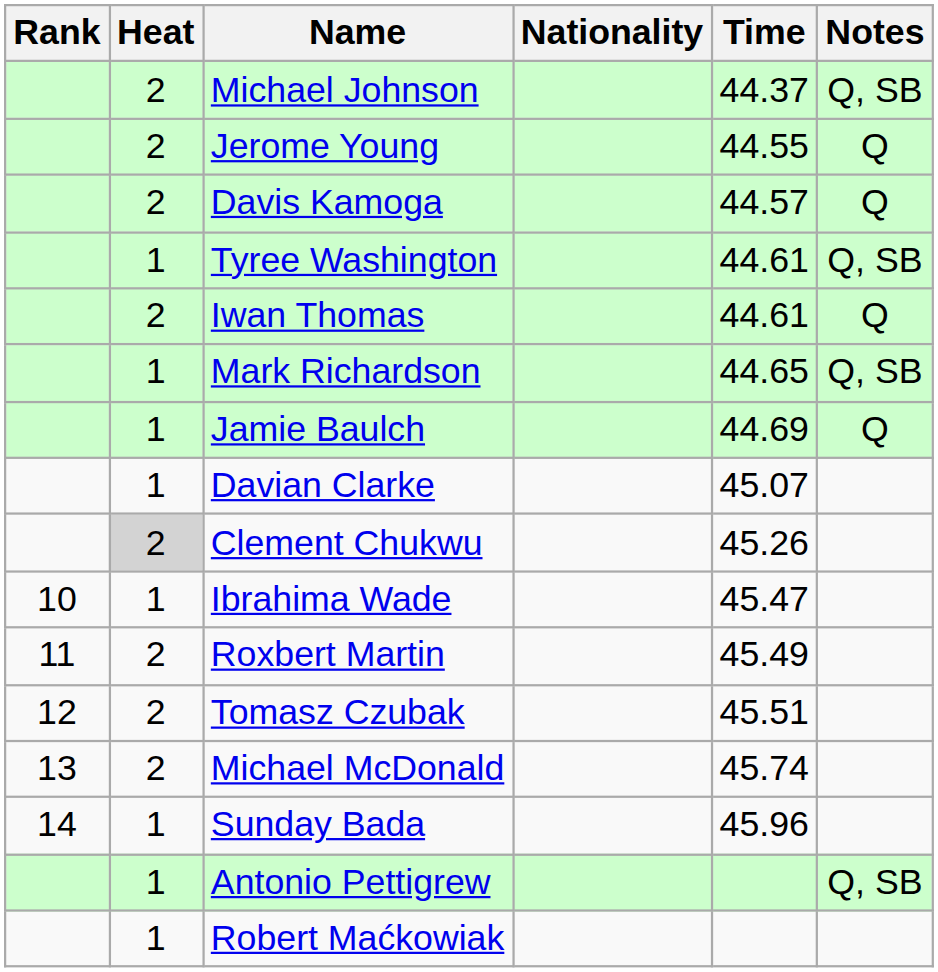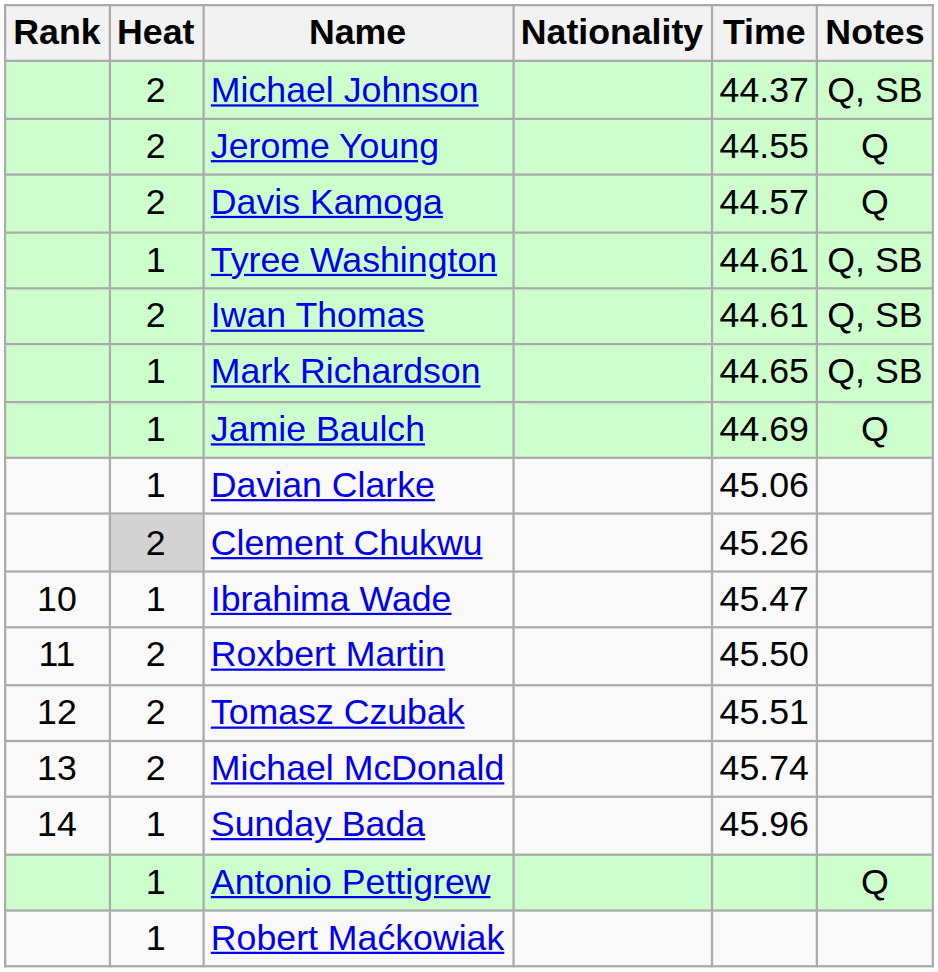(875, 315) Q -> (875, 315) Q, SB
(764, 485) 45.07 -> (764, 485) 45.06
(764, 655) 45.49 -> (764, 655) 45.50
(875, 881) Q, SB -> (875, 881) Q
